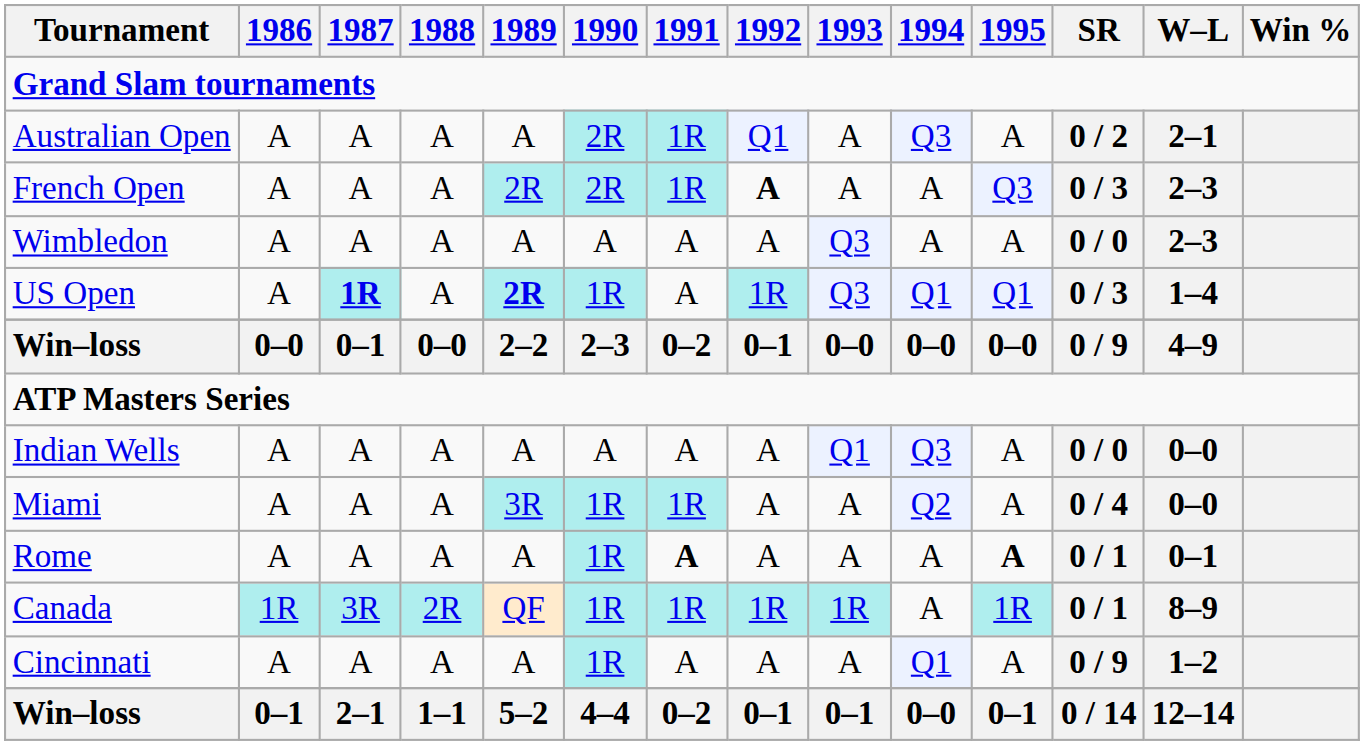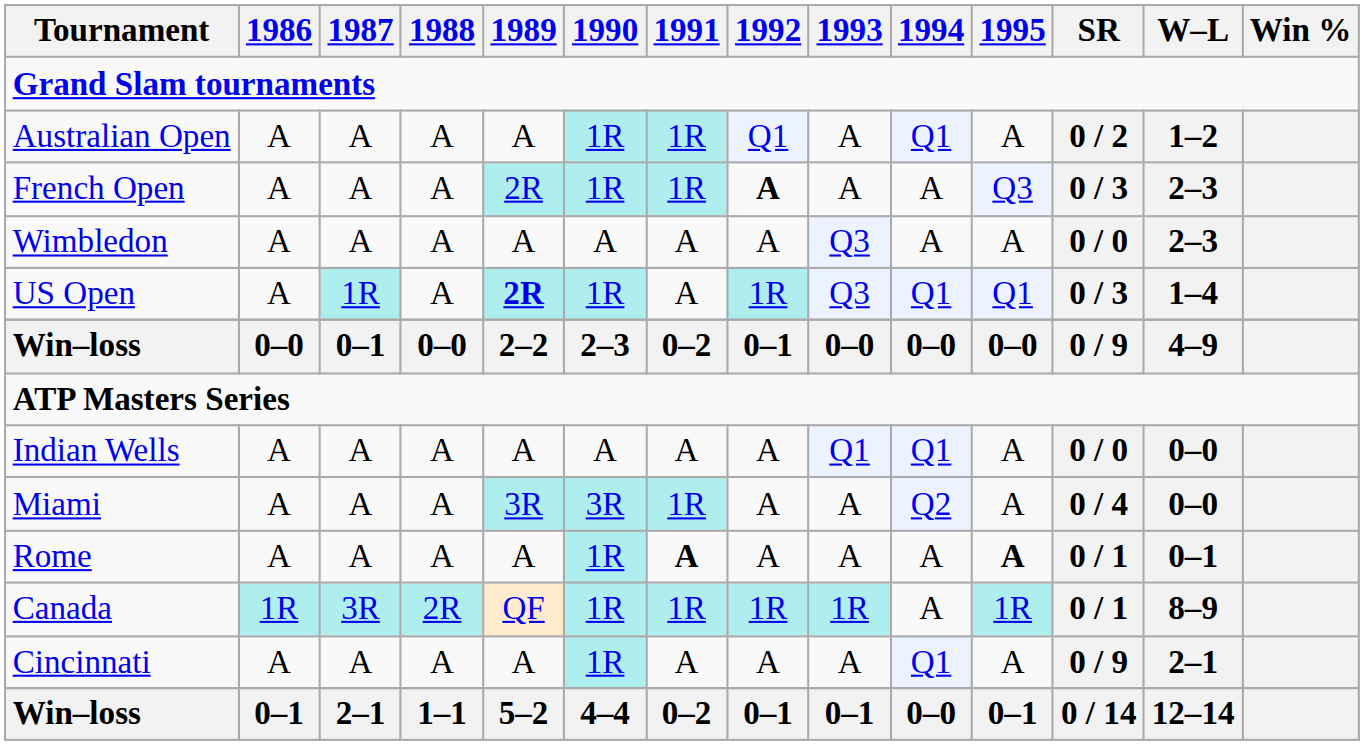(605, 135) 2R -> (605, 135) 1R
(931, 135) Q3 -> (931, 135) Q1
(1193, 135) 2–1 -> (1193, 135) 1–2
(605, 188) 2R -> (605, 188) 1R
(361, 293) bold -> (361, 293) normal
(931, 450) Q3 -> (931, 450) Q1
(605, 503) 1R -> (605, 503) 3R
(1193, 661) 1–2 -> (1193, 661) 2–1
